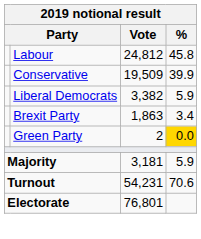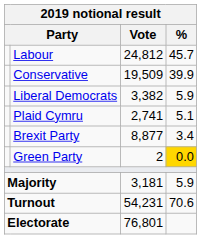(181, 55) 45.8 -> (181, 55) 45.7
+ row: (48, 116)
(147, 116) 1,863 -> (147, 136) 8,877
